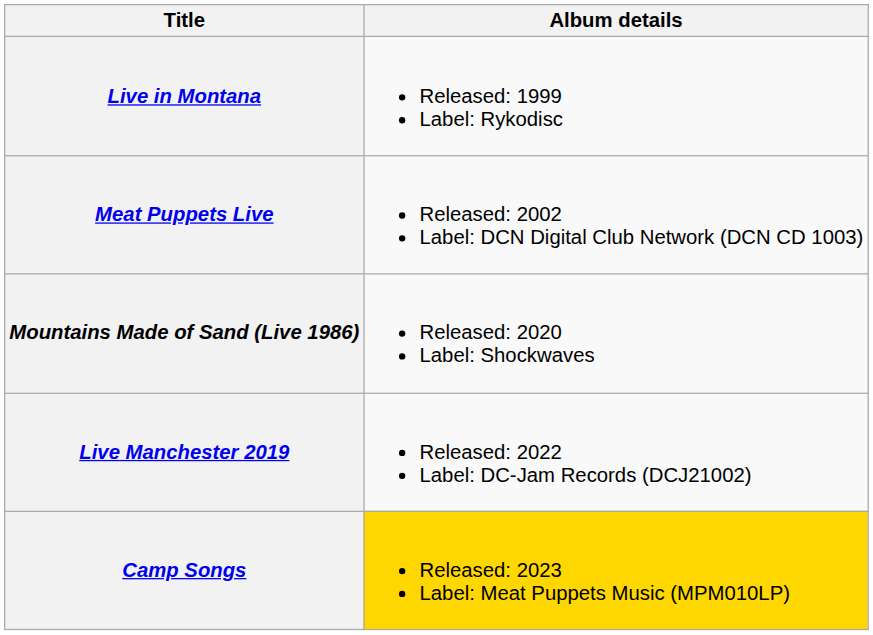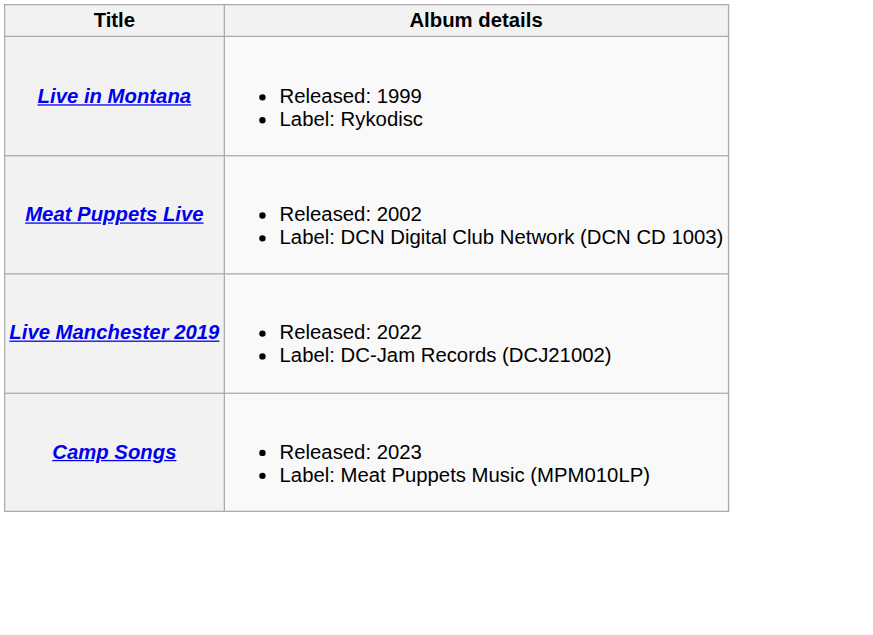- row: (184, 333)
(616, 582) gold background -> (476, 463) no background
